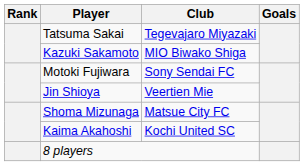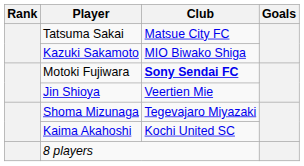(200, 33) Tegevajaro Miyazaki -> (187, 33) Matsue City FC
(189, 72) normal -> (191, 72) bold
(187, 111) Matsue City FC -> (200, 111) Tegevajaro Miyazaki
